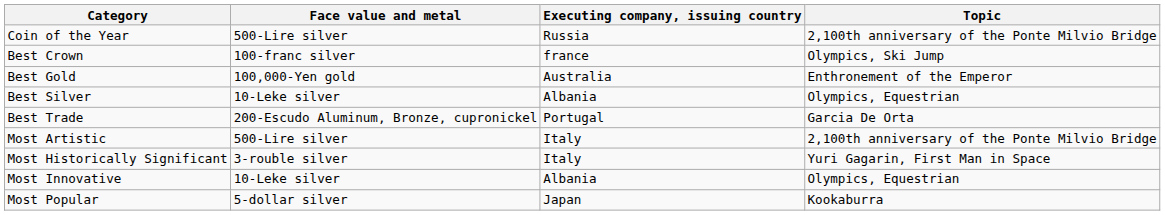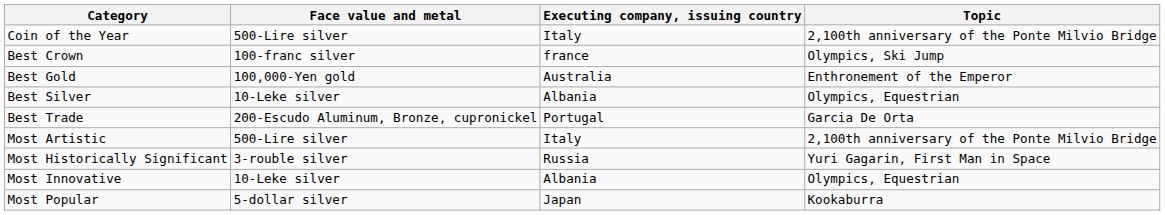(566, 35) Russia -> (562, 35) Italy
(562, 159) Italy -> (566, 159) Russia
